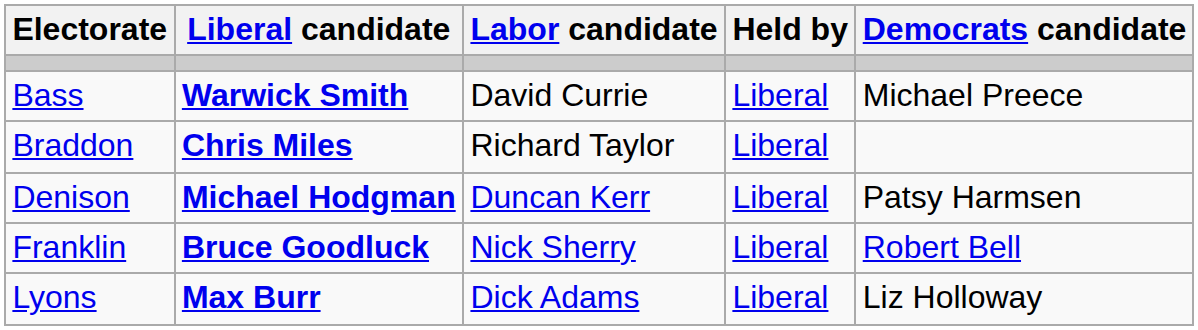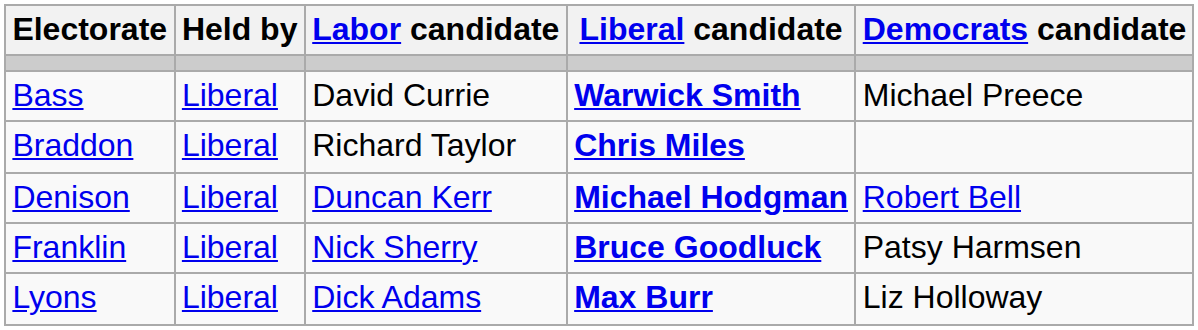columns swapped: (790, 29) <-> (319, 29)
(972, 196) Patsy Harmsen -> (942, 196) Robert Bell
(942, 247) Robert Bell -> (972, 247) Patsy Harmsen
